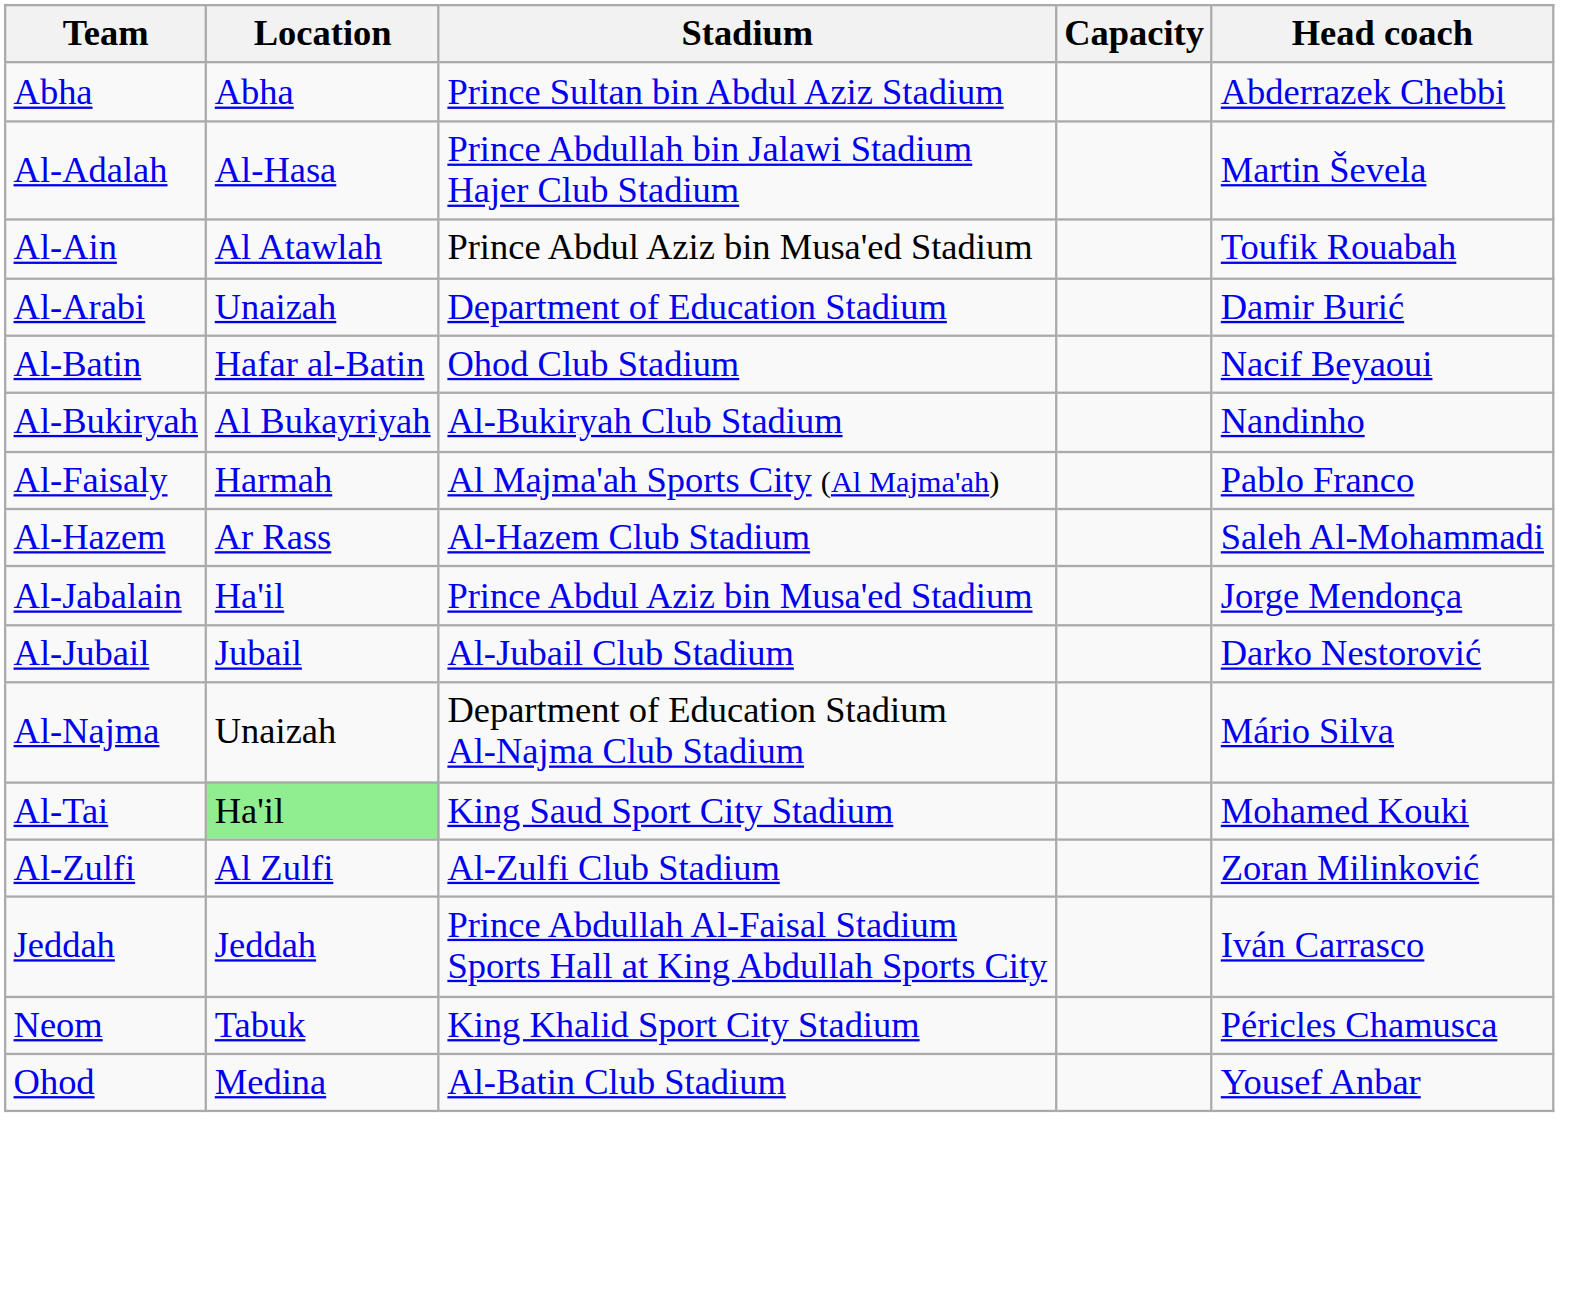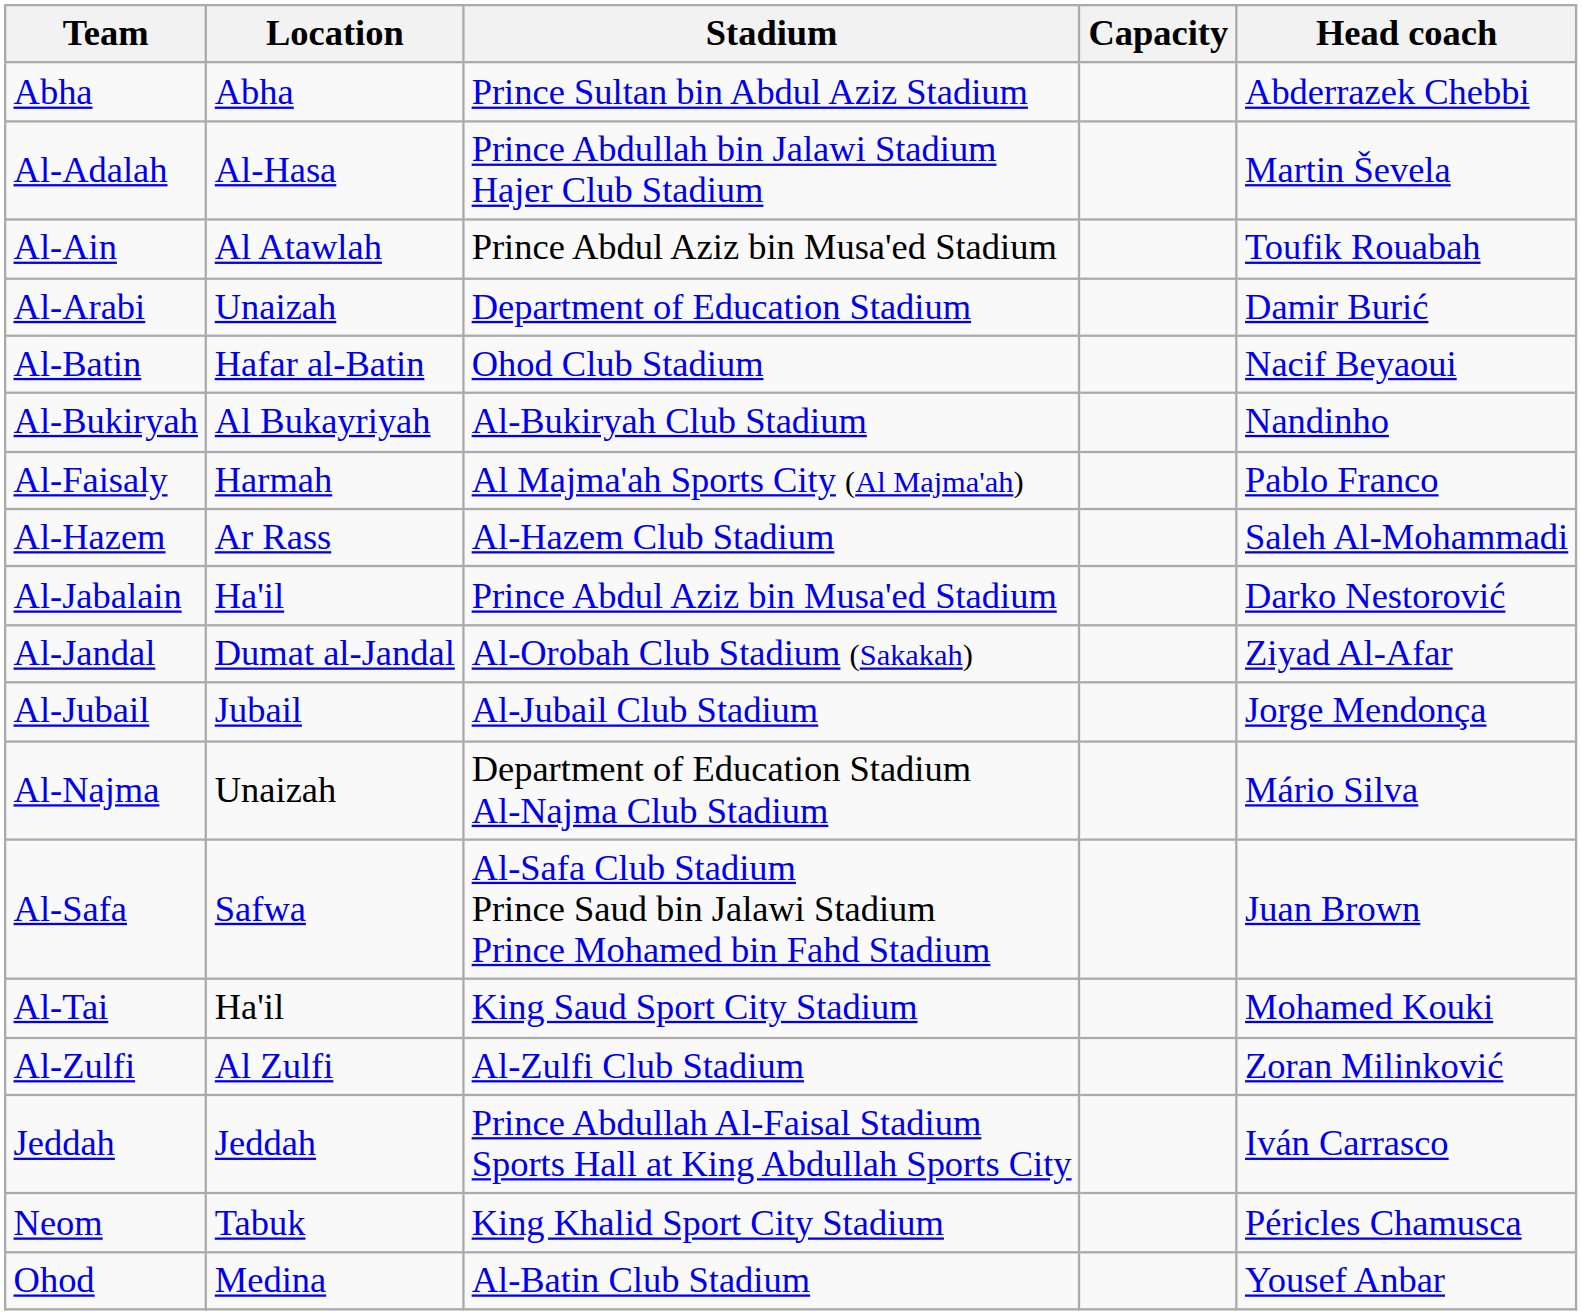(1342, 595) Jorge Mendonça -> (1375, 595) Darko Nestorović
+ row: (84, 653)
(1351, 653) Darko Nestorović -> (1366, 710) Jorge Mendonça
+ row: (70, 908)
(249, 809) lightgreen background -> (249, 1007) no background
